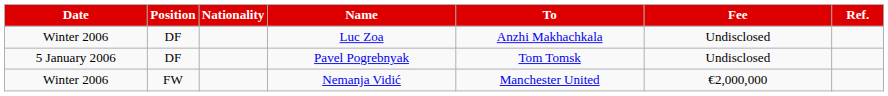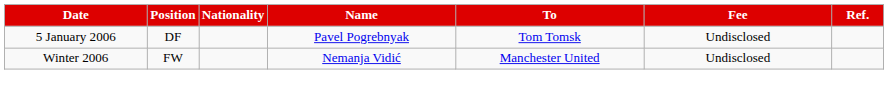- row: (362, 37)
(738, 80) €2,000,000 -> (738, 58) Undisclosed
